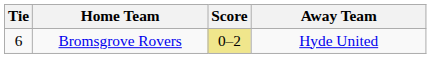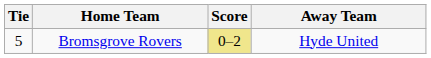(19, 41) 6 -> (19, 41) 5
